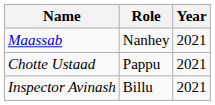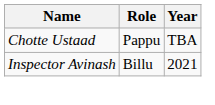- row: (35, 40)
(192, 64) 2021 -> (182, 40) TBA
